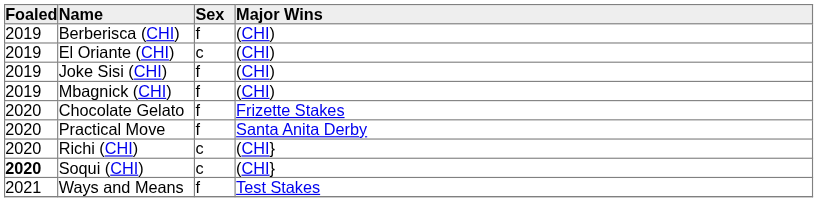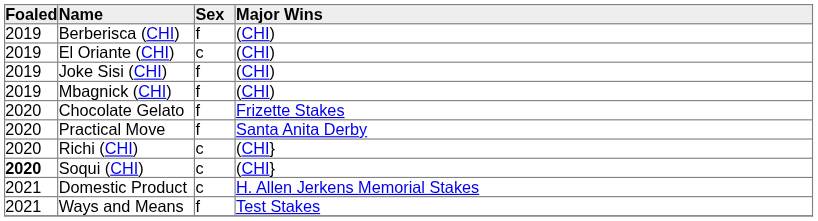+ row: (123, 187)
